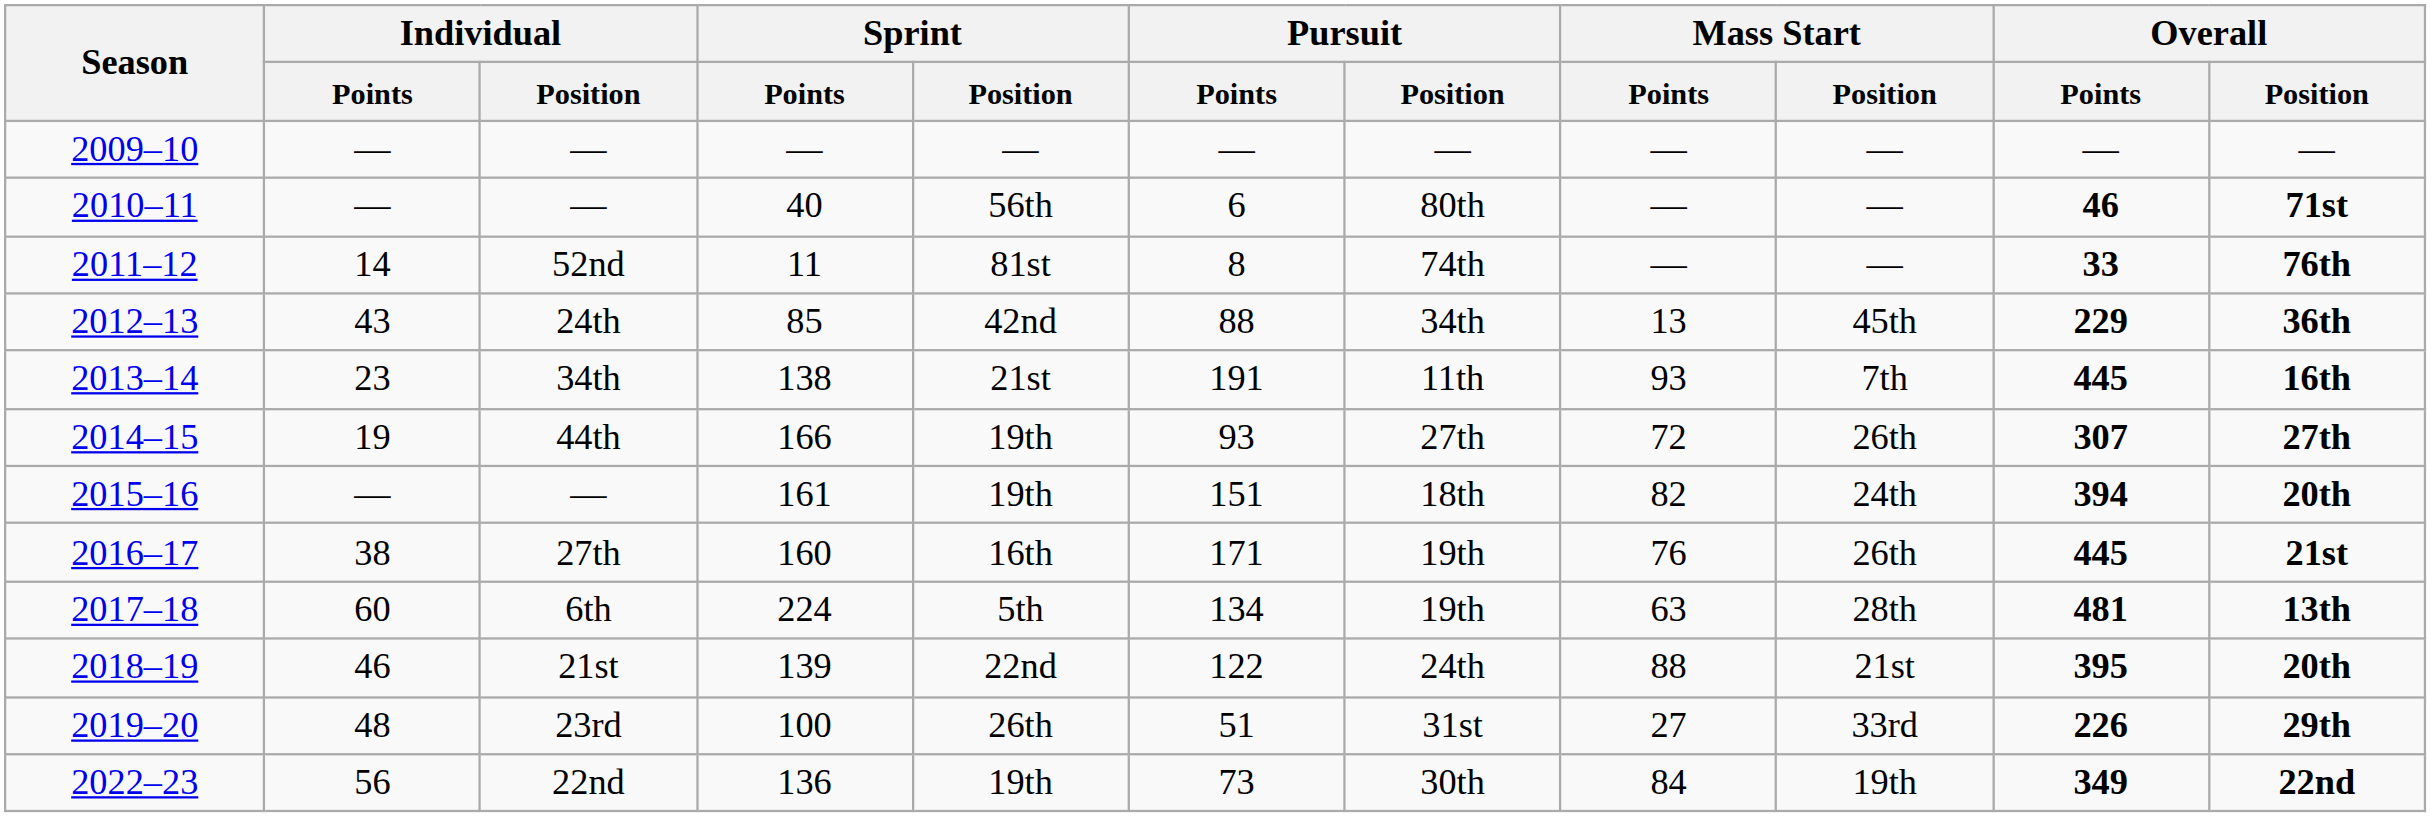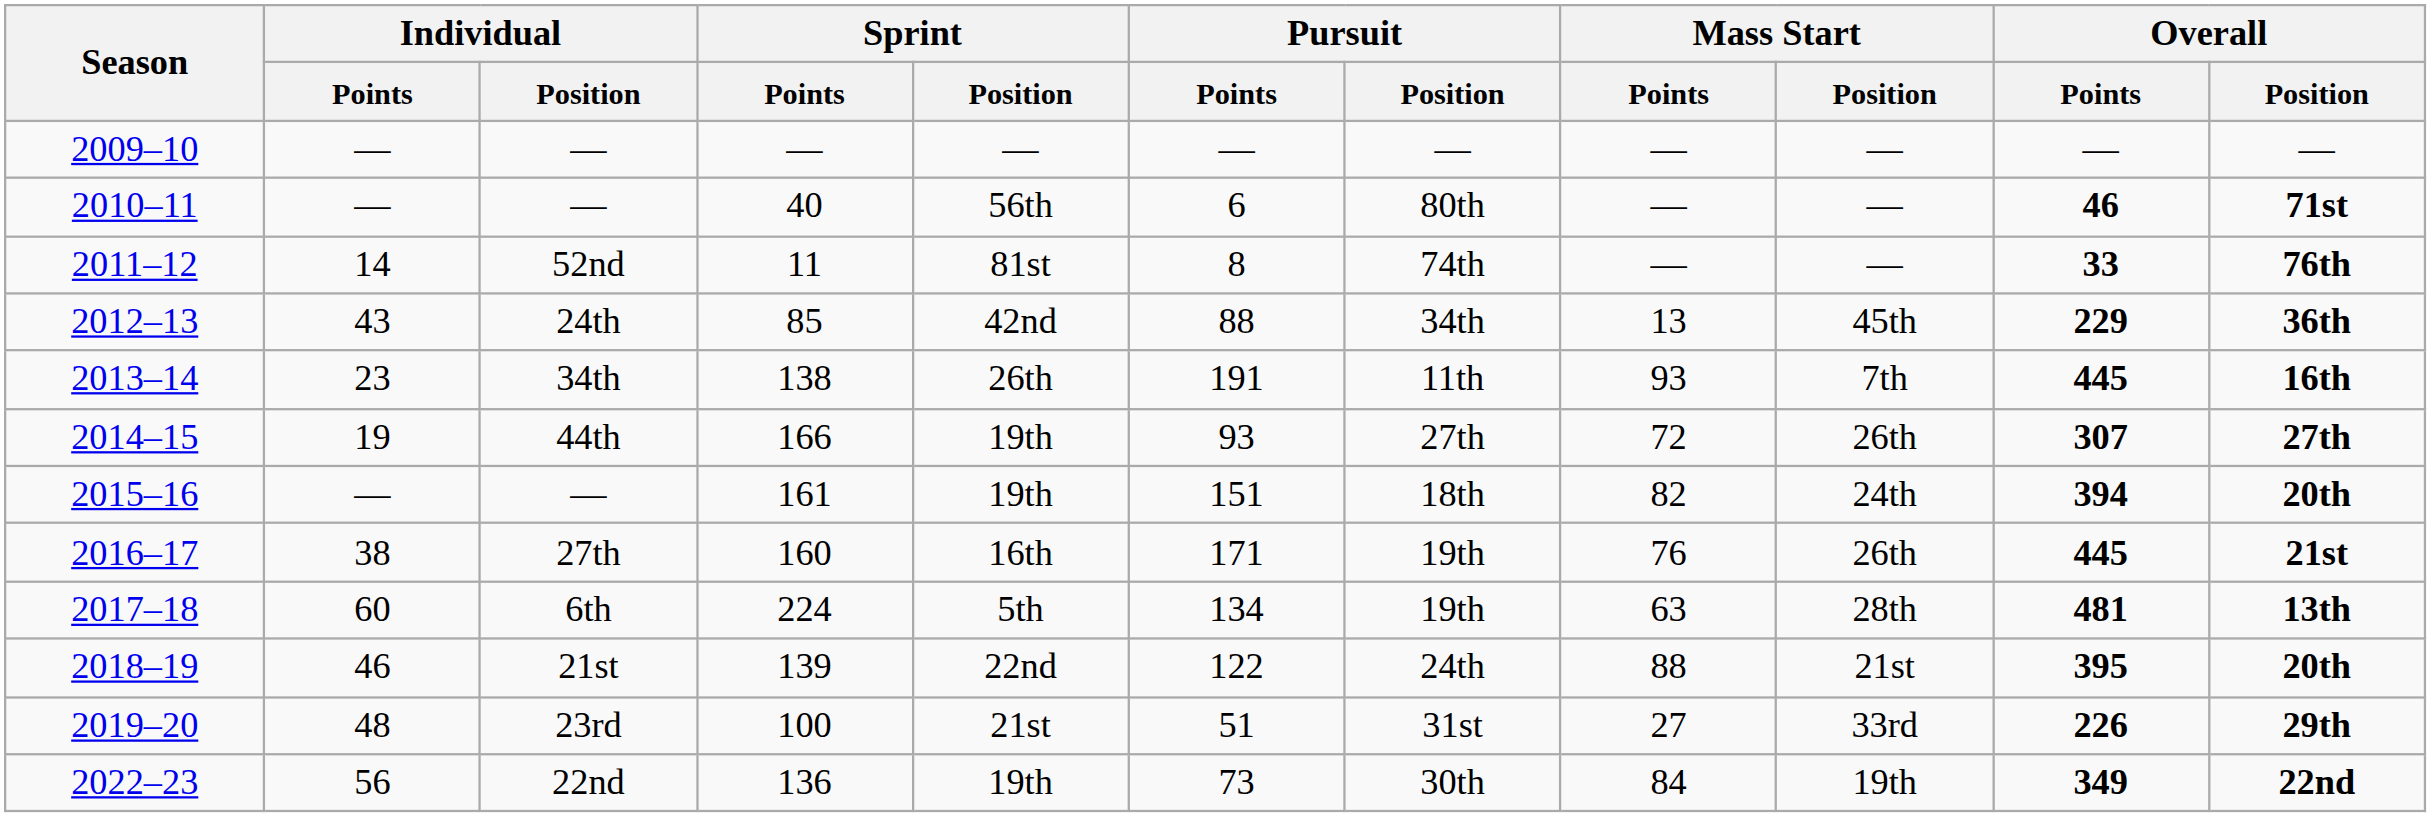(1021, 378) 21st -> (1021, 378) 26th
(1021, 724) 26th -> (1021, 724) 21st
